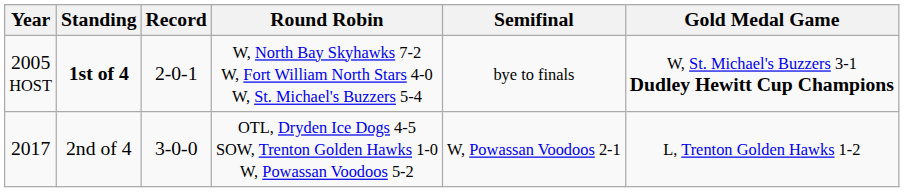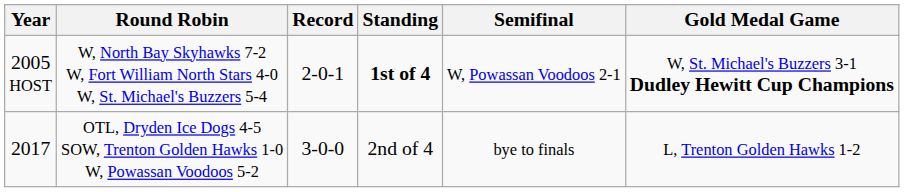columns swapped: (327, 20) <-> (99, 20)
(534, 74) bye to finals -> (534, 74) W, Powassan Voodoos 2-1
(534, 150) W, Powassan Voodoos 2-1 -> (534, 150) bye to finals
